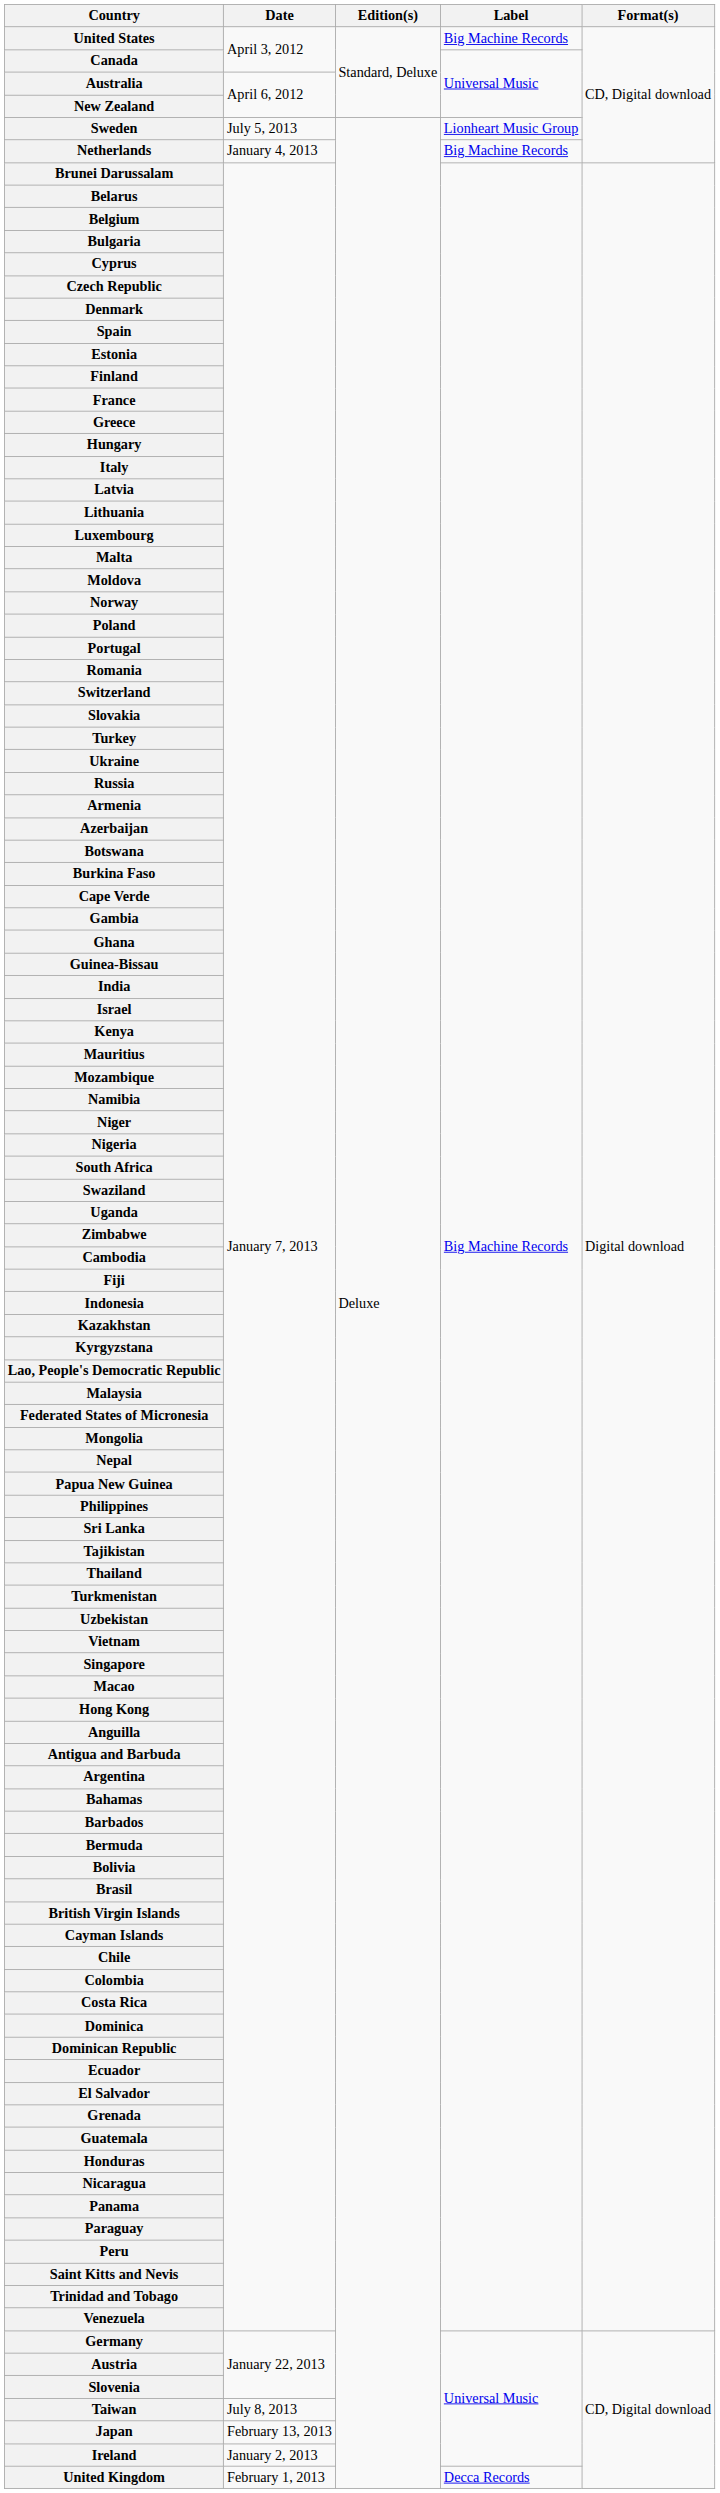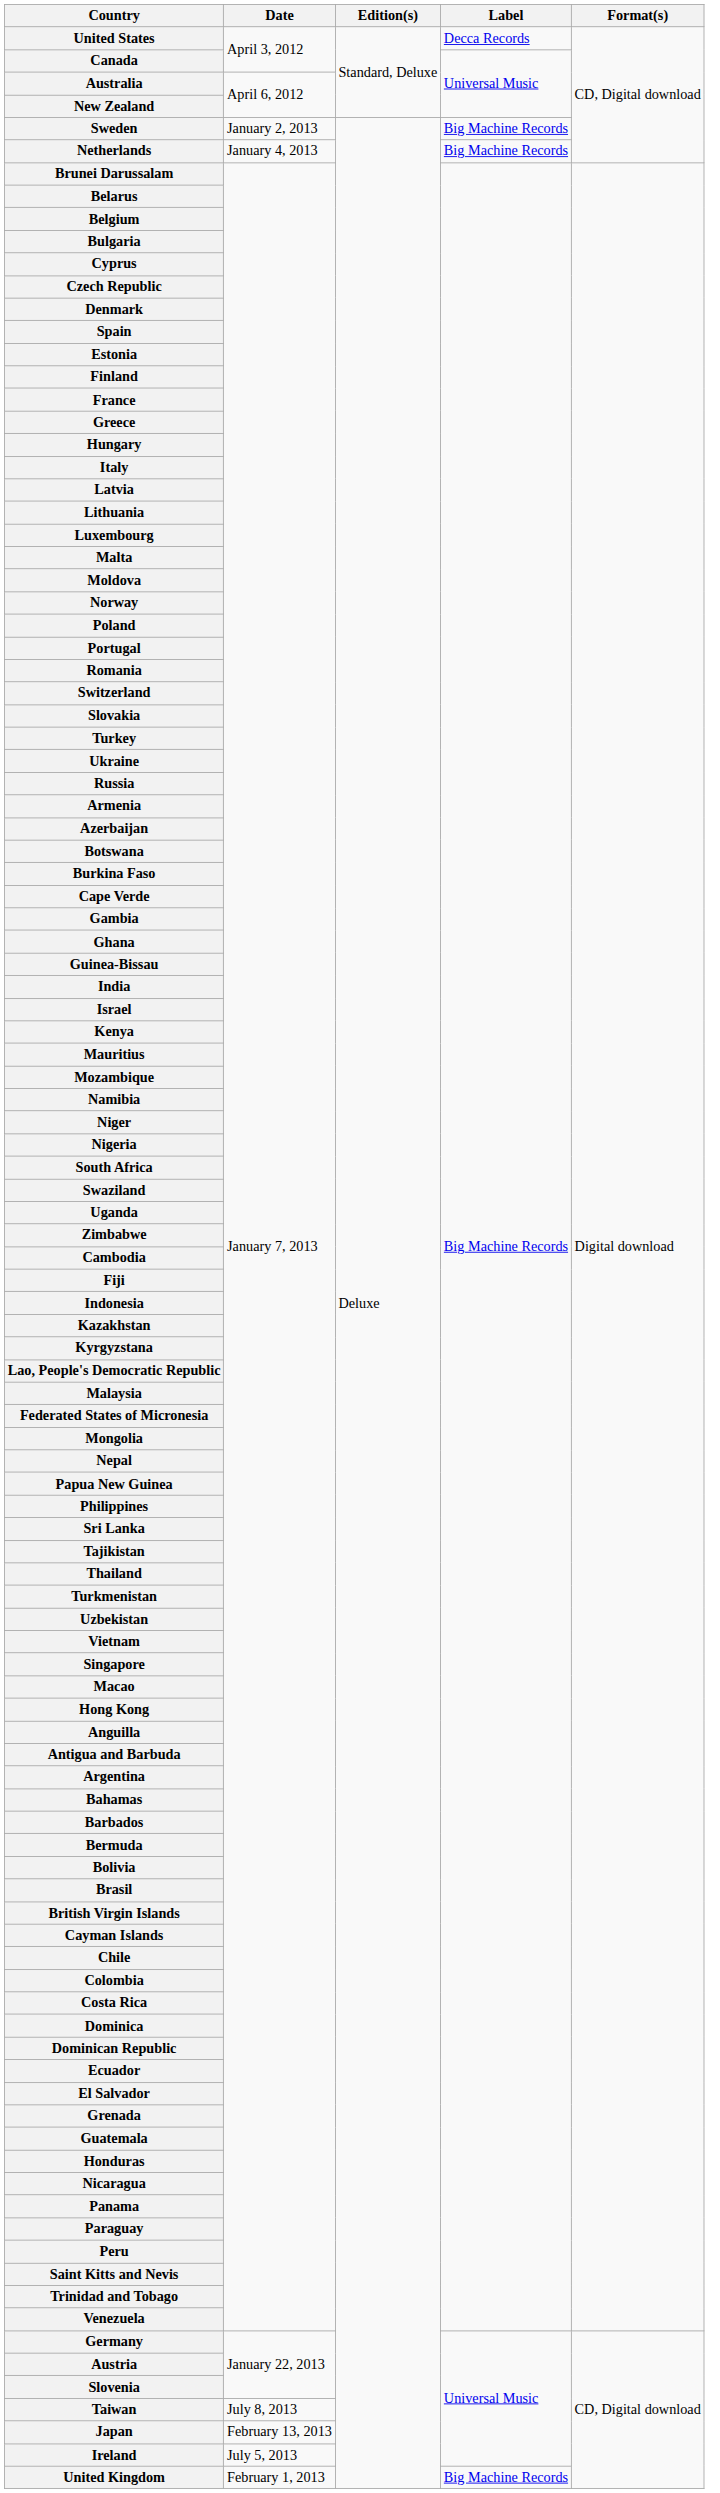(506, 38) Big Machine Records -> (487, 38) Decca Records
(262, 128) July 5, 2013 -> (272, 128) January 2, 2013
(511, 128) Lionheart Music Group -> (506, 128) Big Machine Records
(272, 2454) January 2, 2013 -> (262, 2454) July 5, 2013
(487, 2477) Decca Records -> (506, 2477) Big Machine Records
